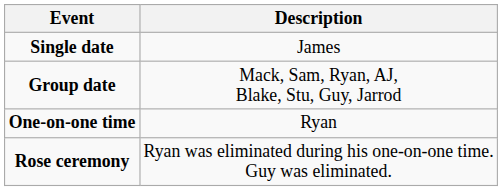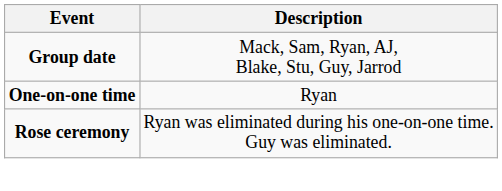- row: (72, 46)
